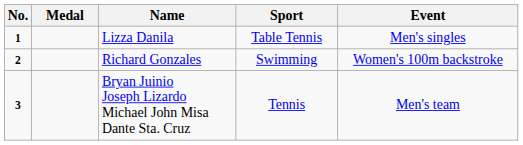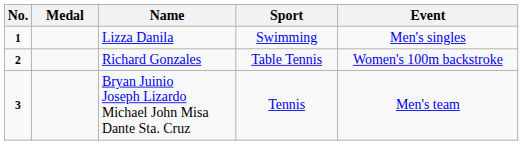(287, 37) Table Tennis -> (287, 37) Swimming
(287, 59) Swimming -> (287, 59) Table Tennis
